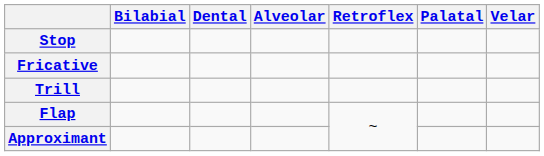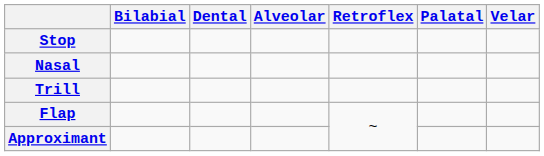+ row: (57, 65)
- row: (57, 65)
